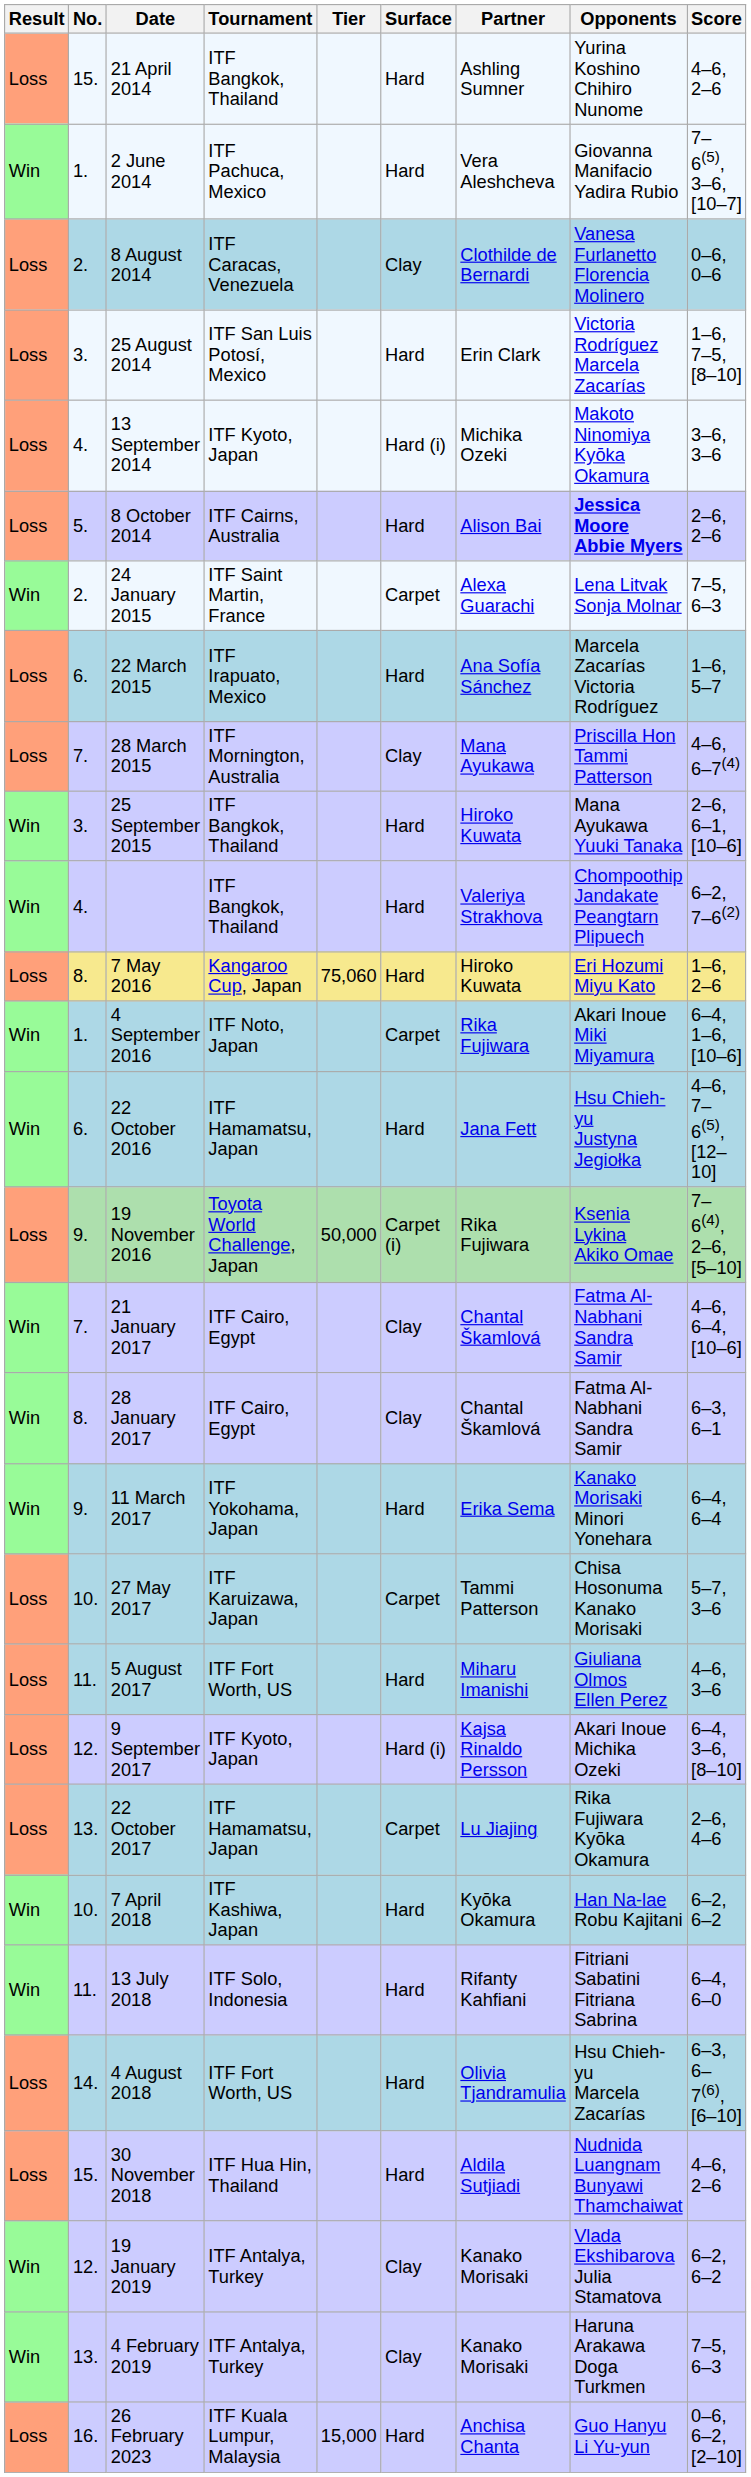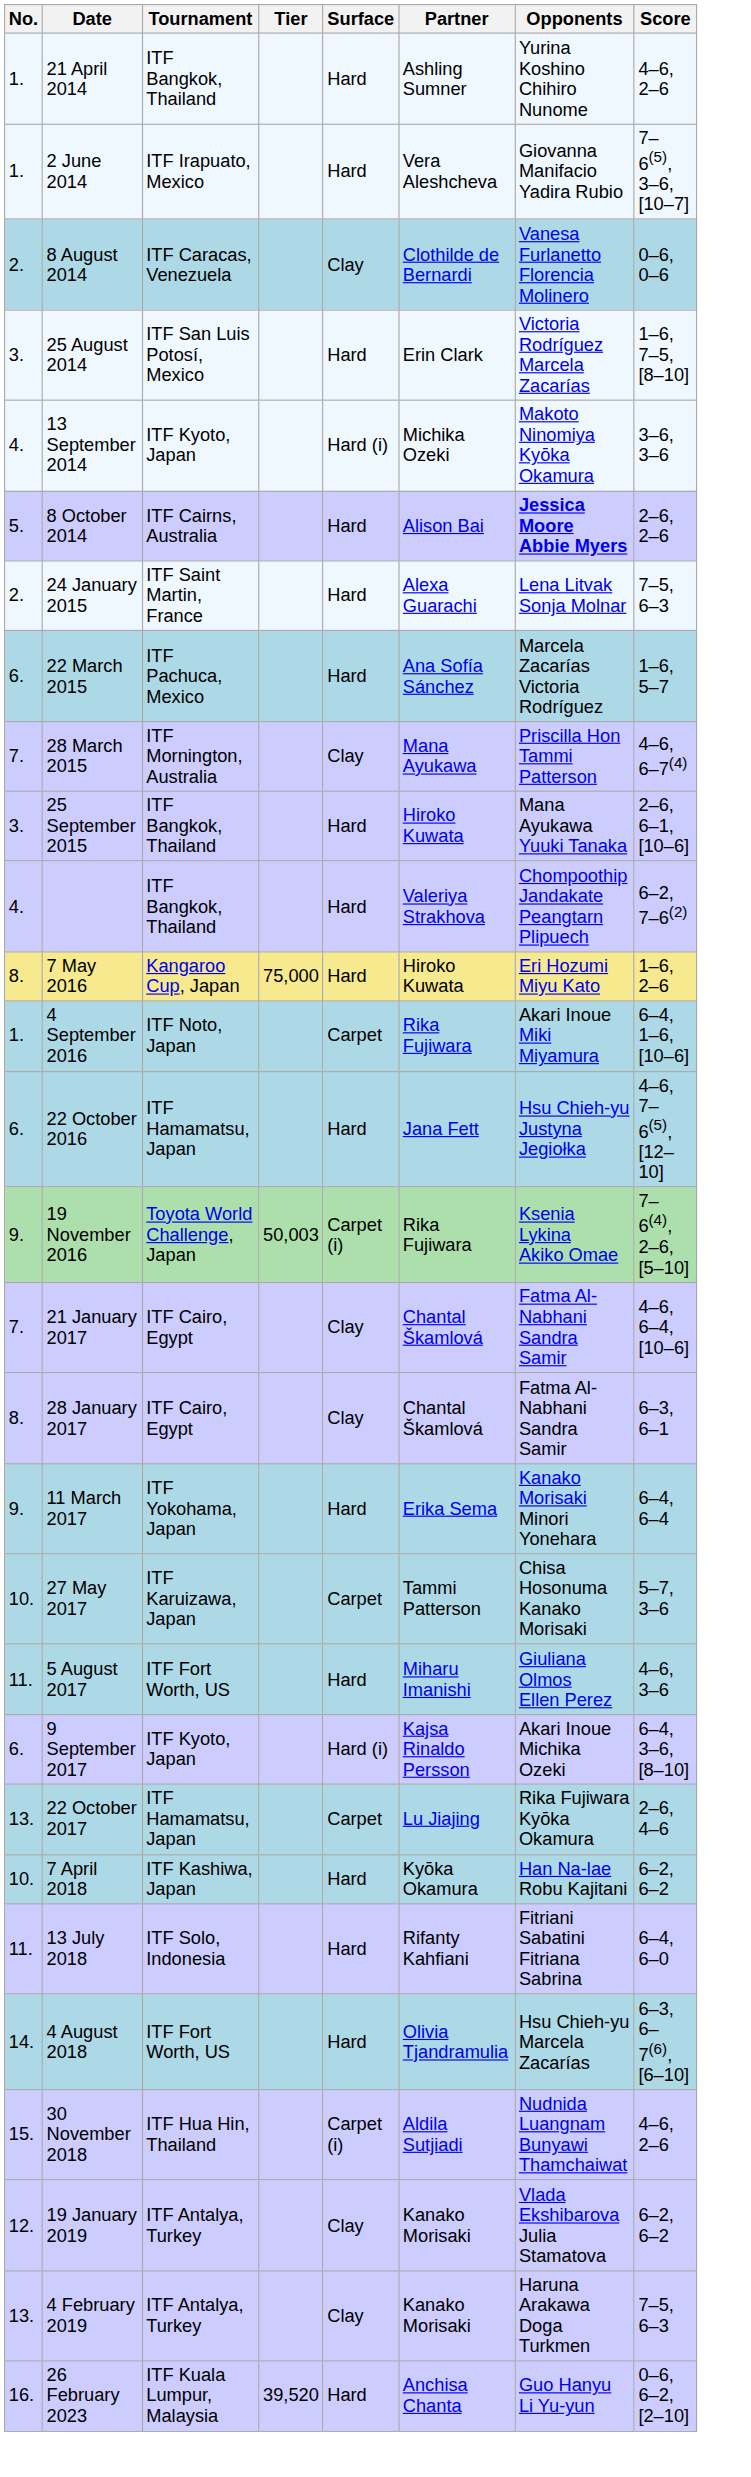- column: (37, 18)
(86, 78) 15. -> (16, 78) 1.
(246, 171) ITF Pachuca, Mexico -> (198, 171) ITF Irapuato, Mexico
(412, 595) Carpet -> (347, 595) Hard
(244, 675) ITF Irapuato, Mexico -> (184, 675) ITF Pachuca, Mexico
(349, 976) 75,060 -> (291, 976) 75,000
(349, 1234) 50,000 -> (291, 1234) 50,003
(86, 1749) 12. -> (16, 1749) 6.
(405, 2175) Hard -> (355, 2134) Carpet (i)
(349, 2437) 15,000 -> (291, 2396) 39,520
